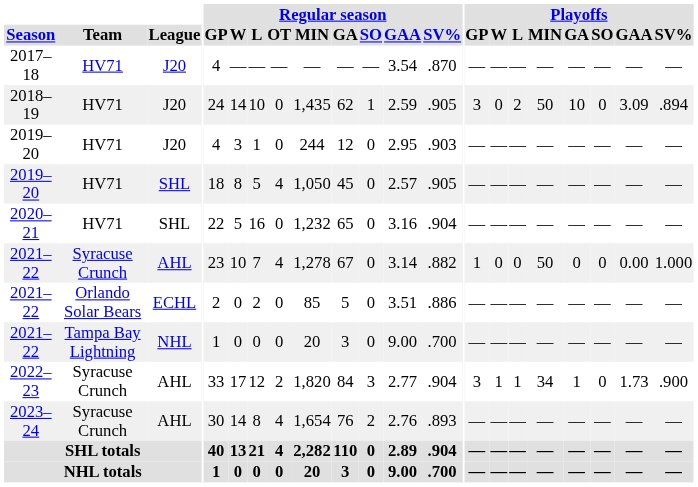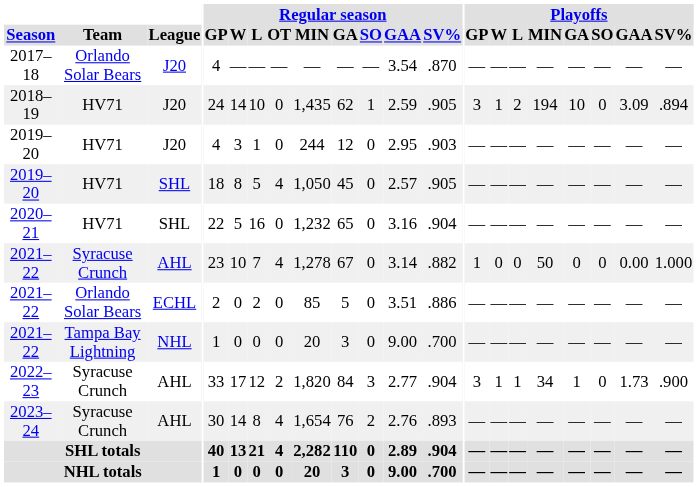(103, 65) HV71 -> (103, 65) Orlando Solar Bears
(499, 104) 0 -> (499, 104) 1
(545, 104) 50 -> (545, 104) 194
